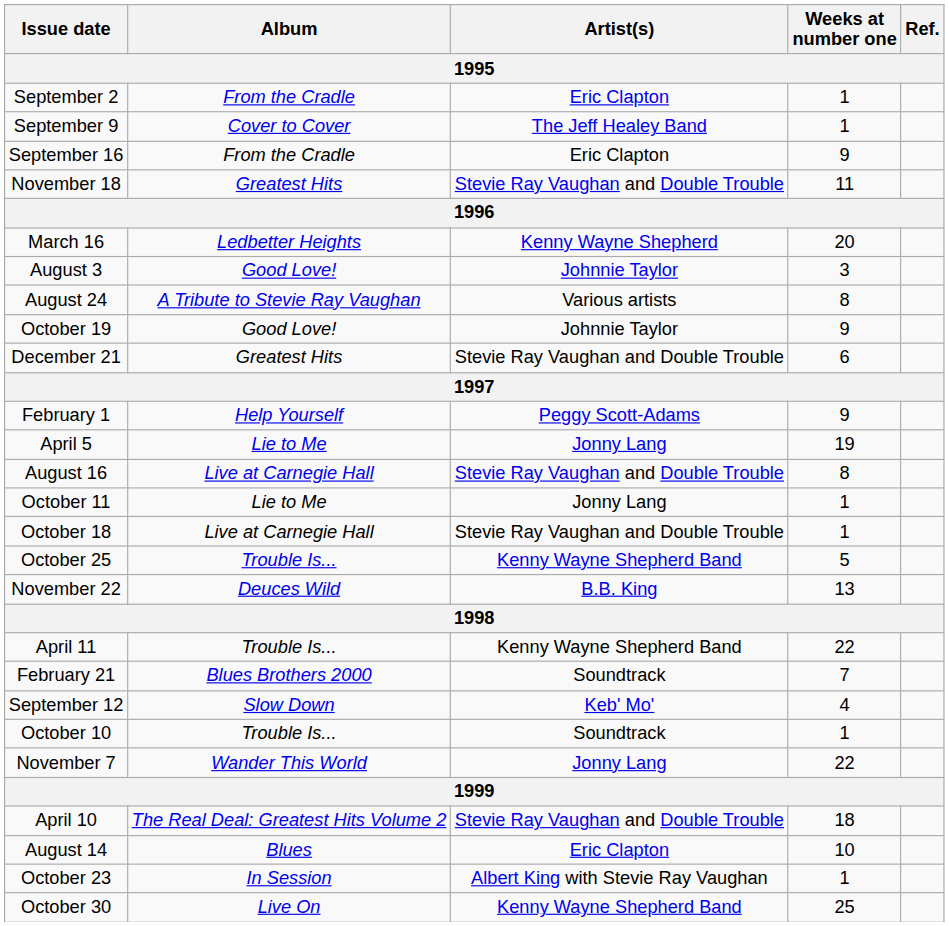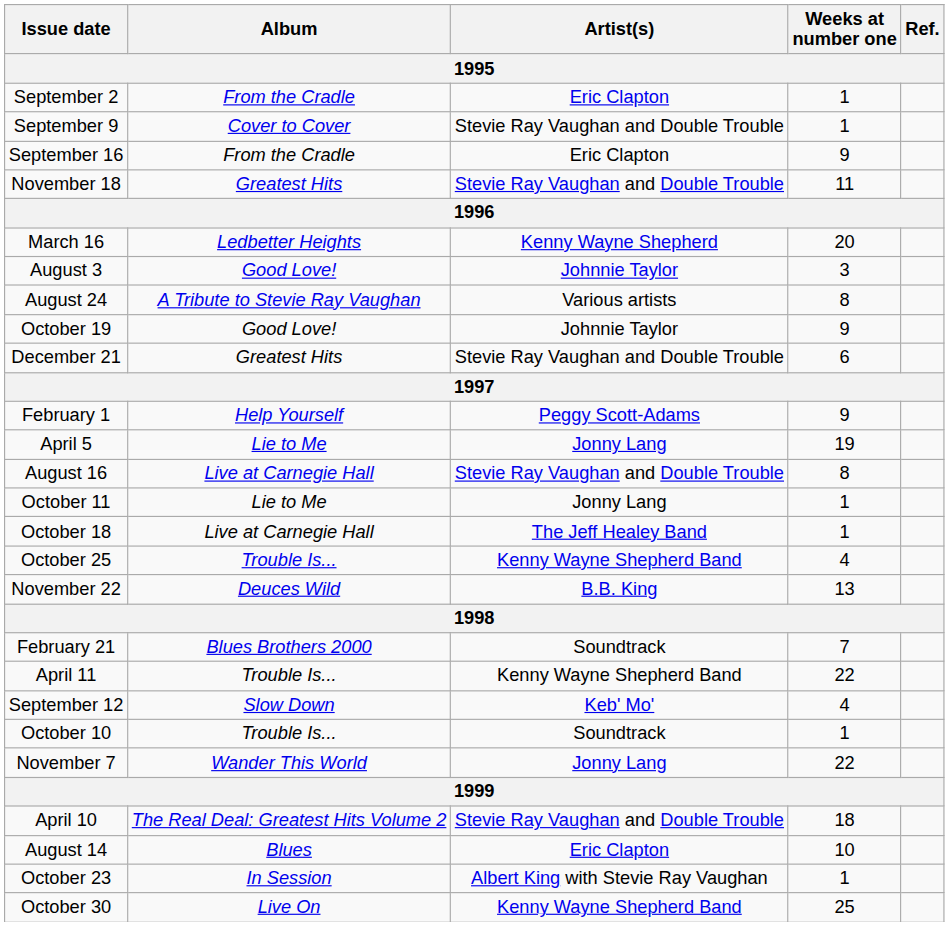(619, 126) The Jeff Healey Band -> (619, 126) Stevie Ray Vaughan and Double Trouble
(619, 531) Stevie Ray Vaughan and Double Trouble -> (619, 531) The Jeff Healey Band
(845, 560) 5 -> (845, 560) 4
rows swapped: (66, 675) <-> (66, 646)
